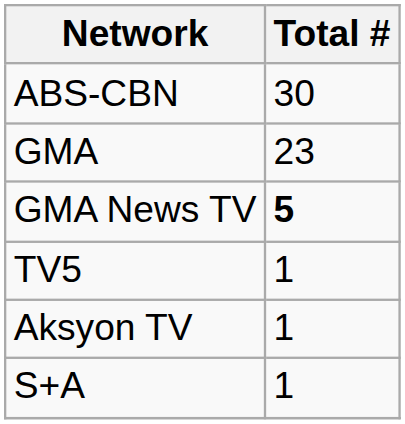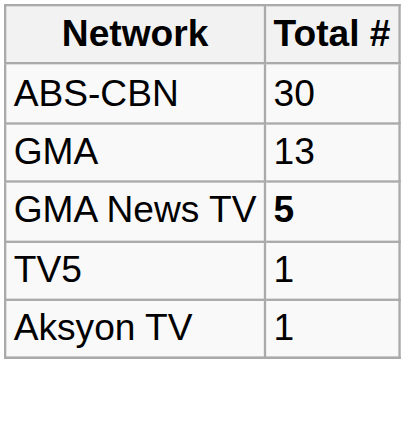(294, 151) 23 -> (294, 151) 13
- row: (49, 387)
